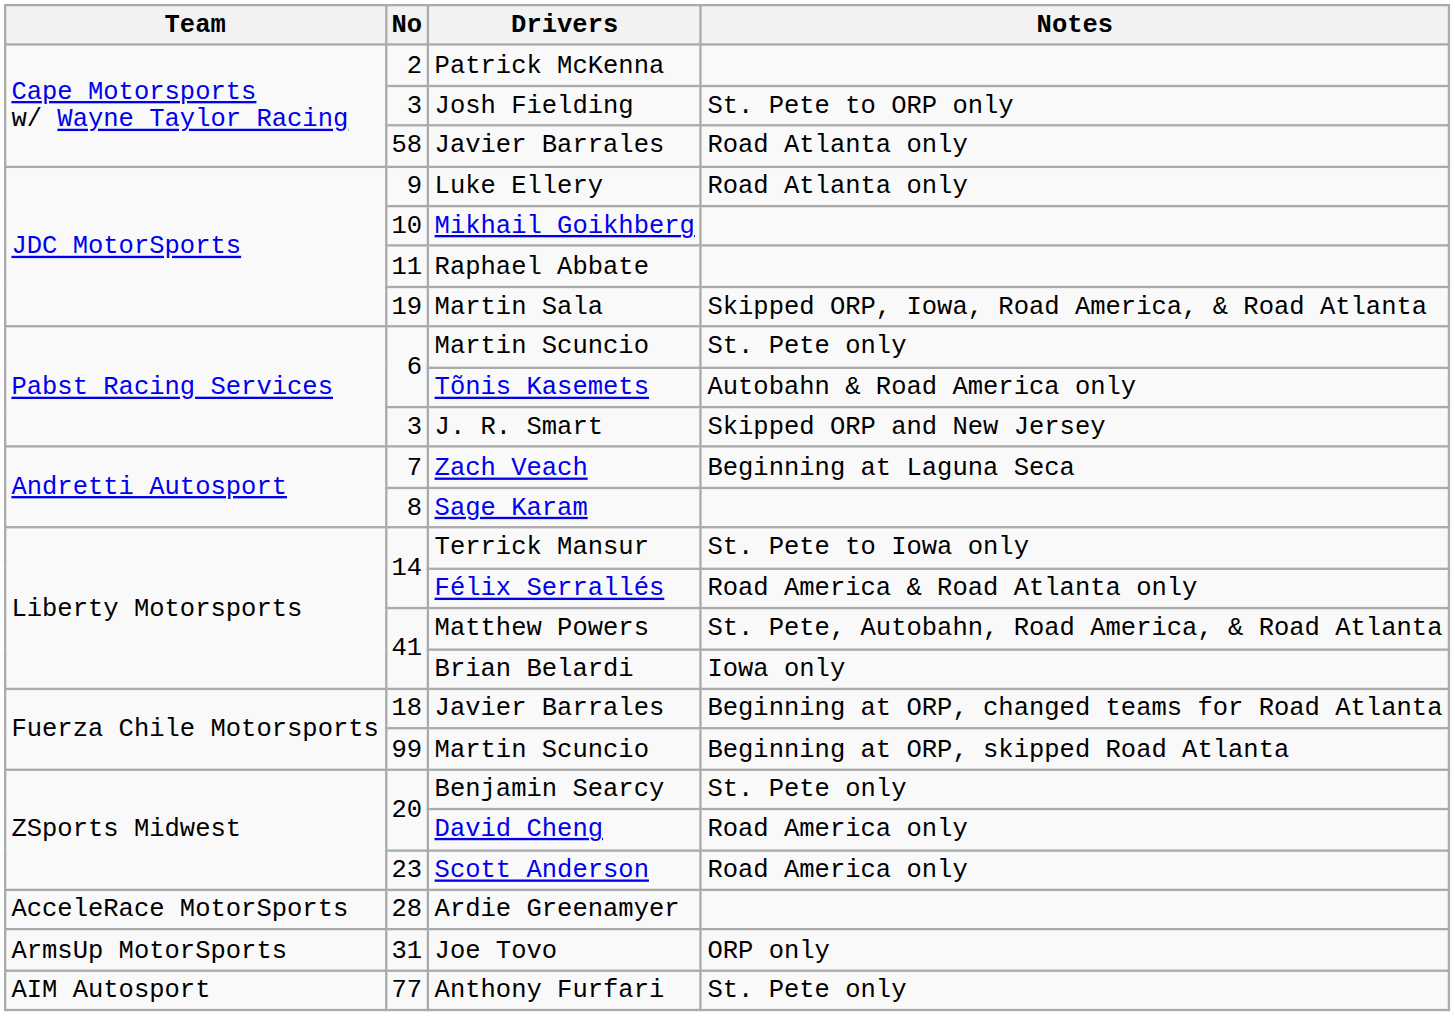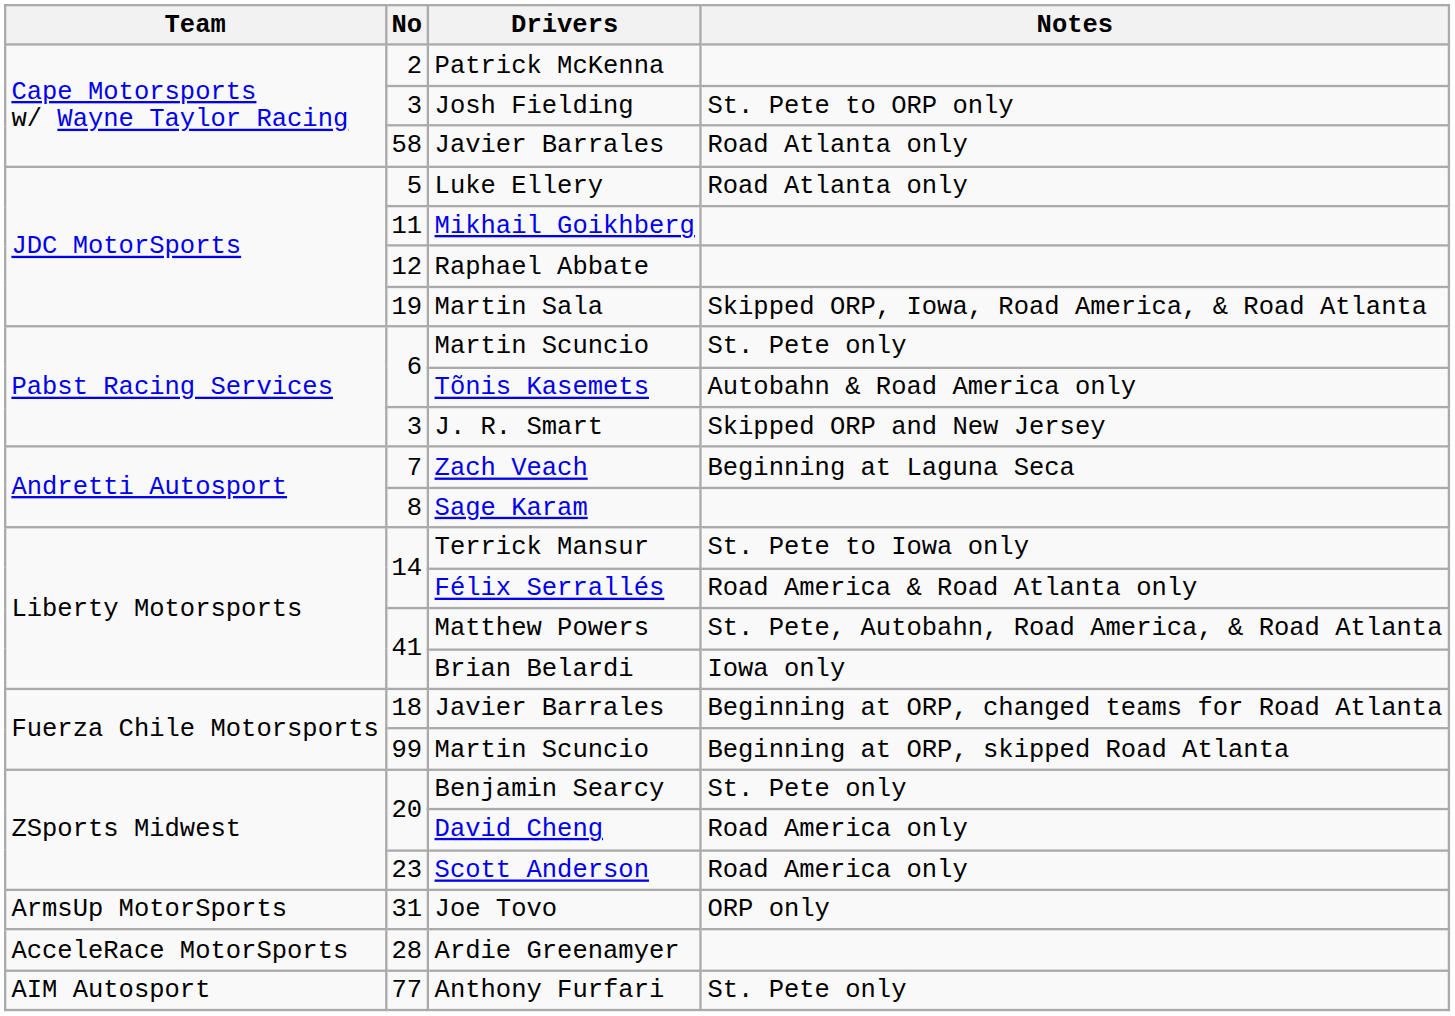(414, 186) 9 -> (414, 186) 5
(407, 226) 10 -> (407, 226) 11
(407, 267) 11 -> (407, 267) 12
rows swapped: (557, 910) <-> (496, 950)
